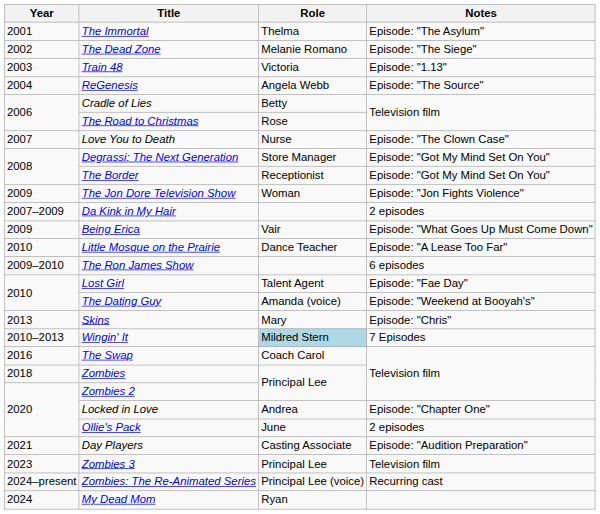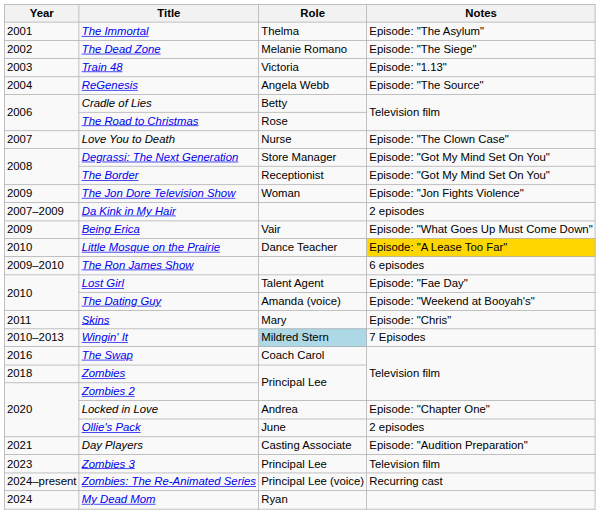(438, 247) no background -> (438, 247) gold background
(20, 319) 2013 -> (19, 319) 2011
